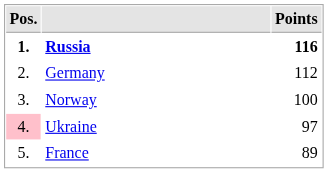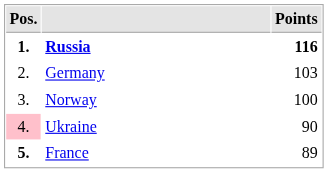(306, 73) 112 -> (306, 73) 103
(310, 126) 97 -> (310, 126) 90
(24, 153) normal -> (24, 153) bold
